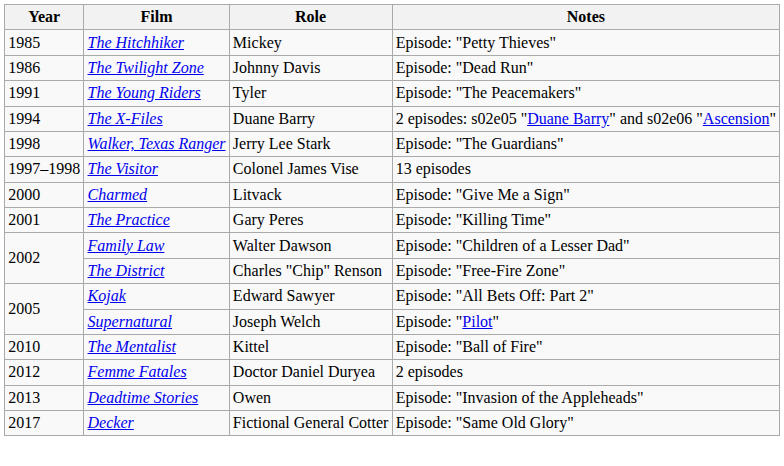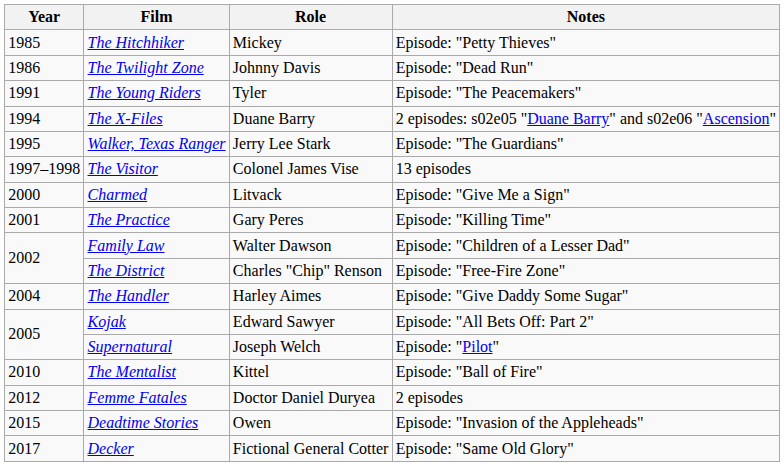(24, 144) 1998 -> (24, 144) 1995
+ row: (128, 296)
(24, 397) 2013 -> (24, 423) 2015
